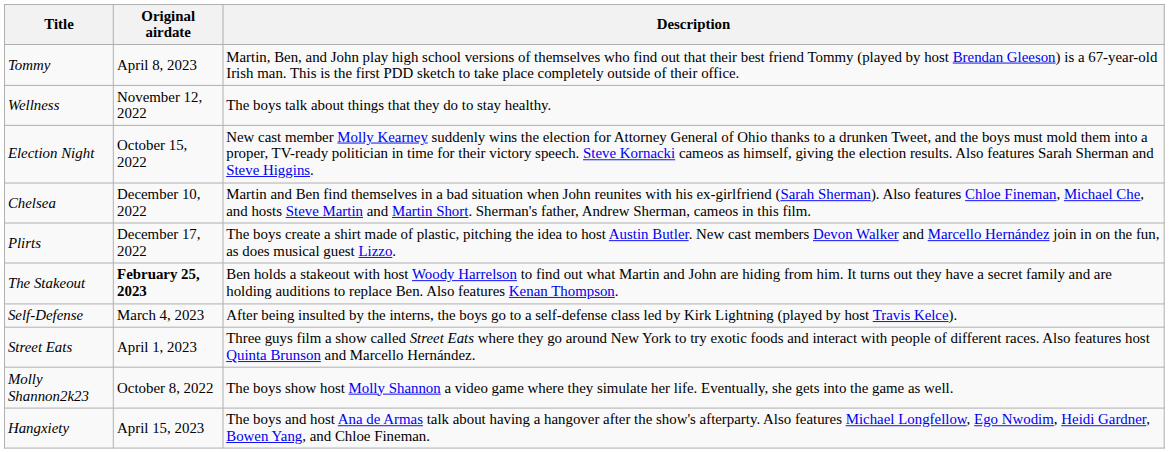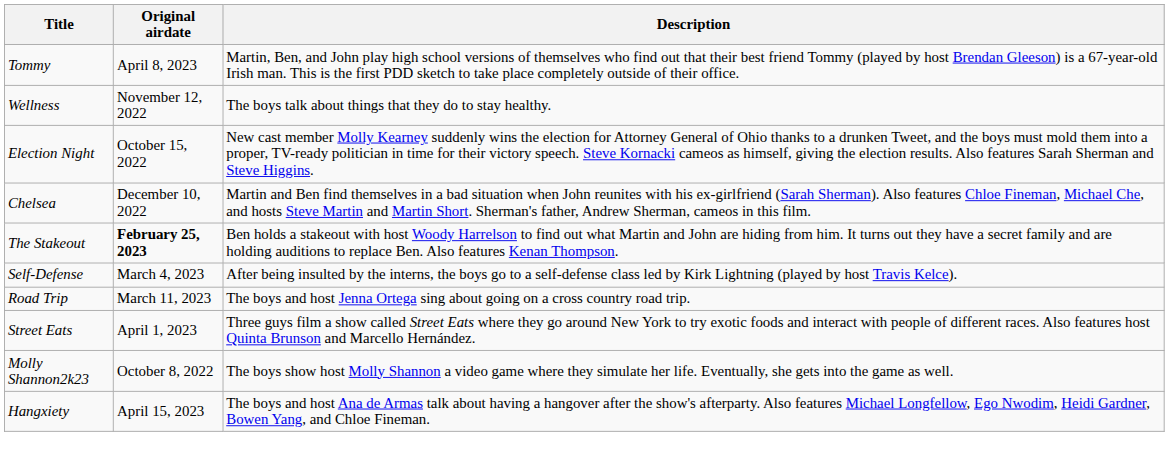- row: (24, 243)
+ row: (38, 298)
